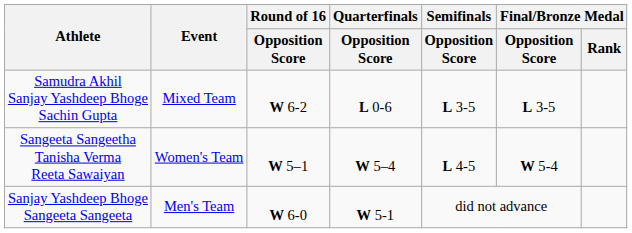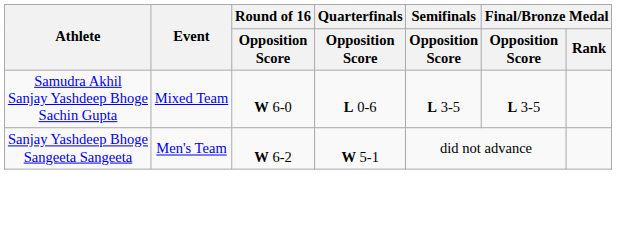(288, 107) W 6-2 -> (273, 107) W 6-0
- row: (78, 157)
(288, 215) W 6-0 -> (273, 157) W 6-2
